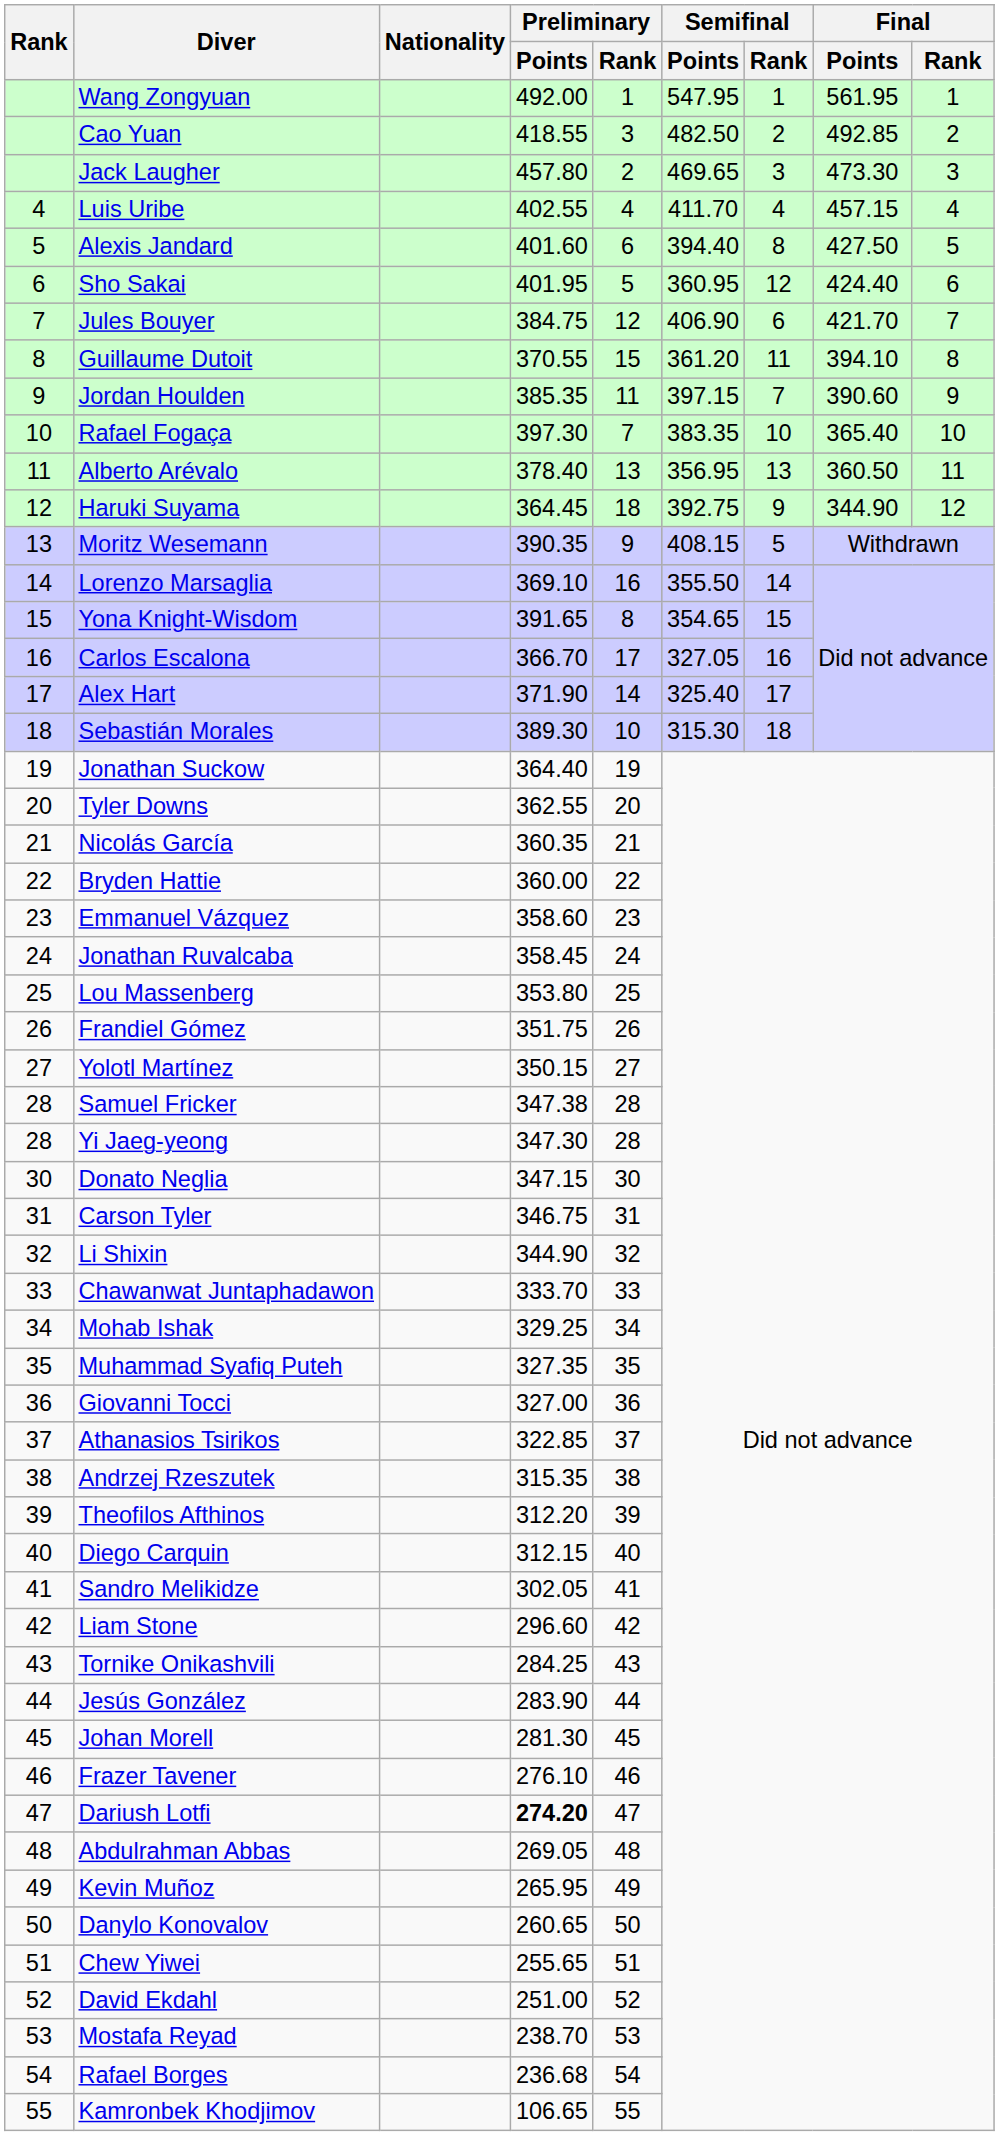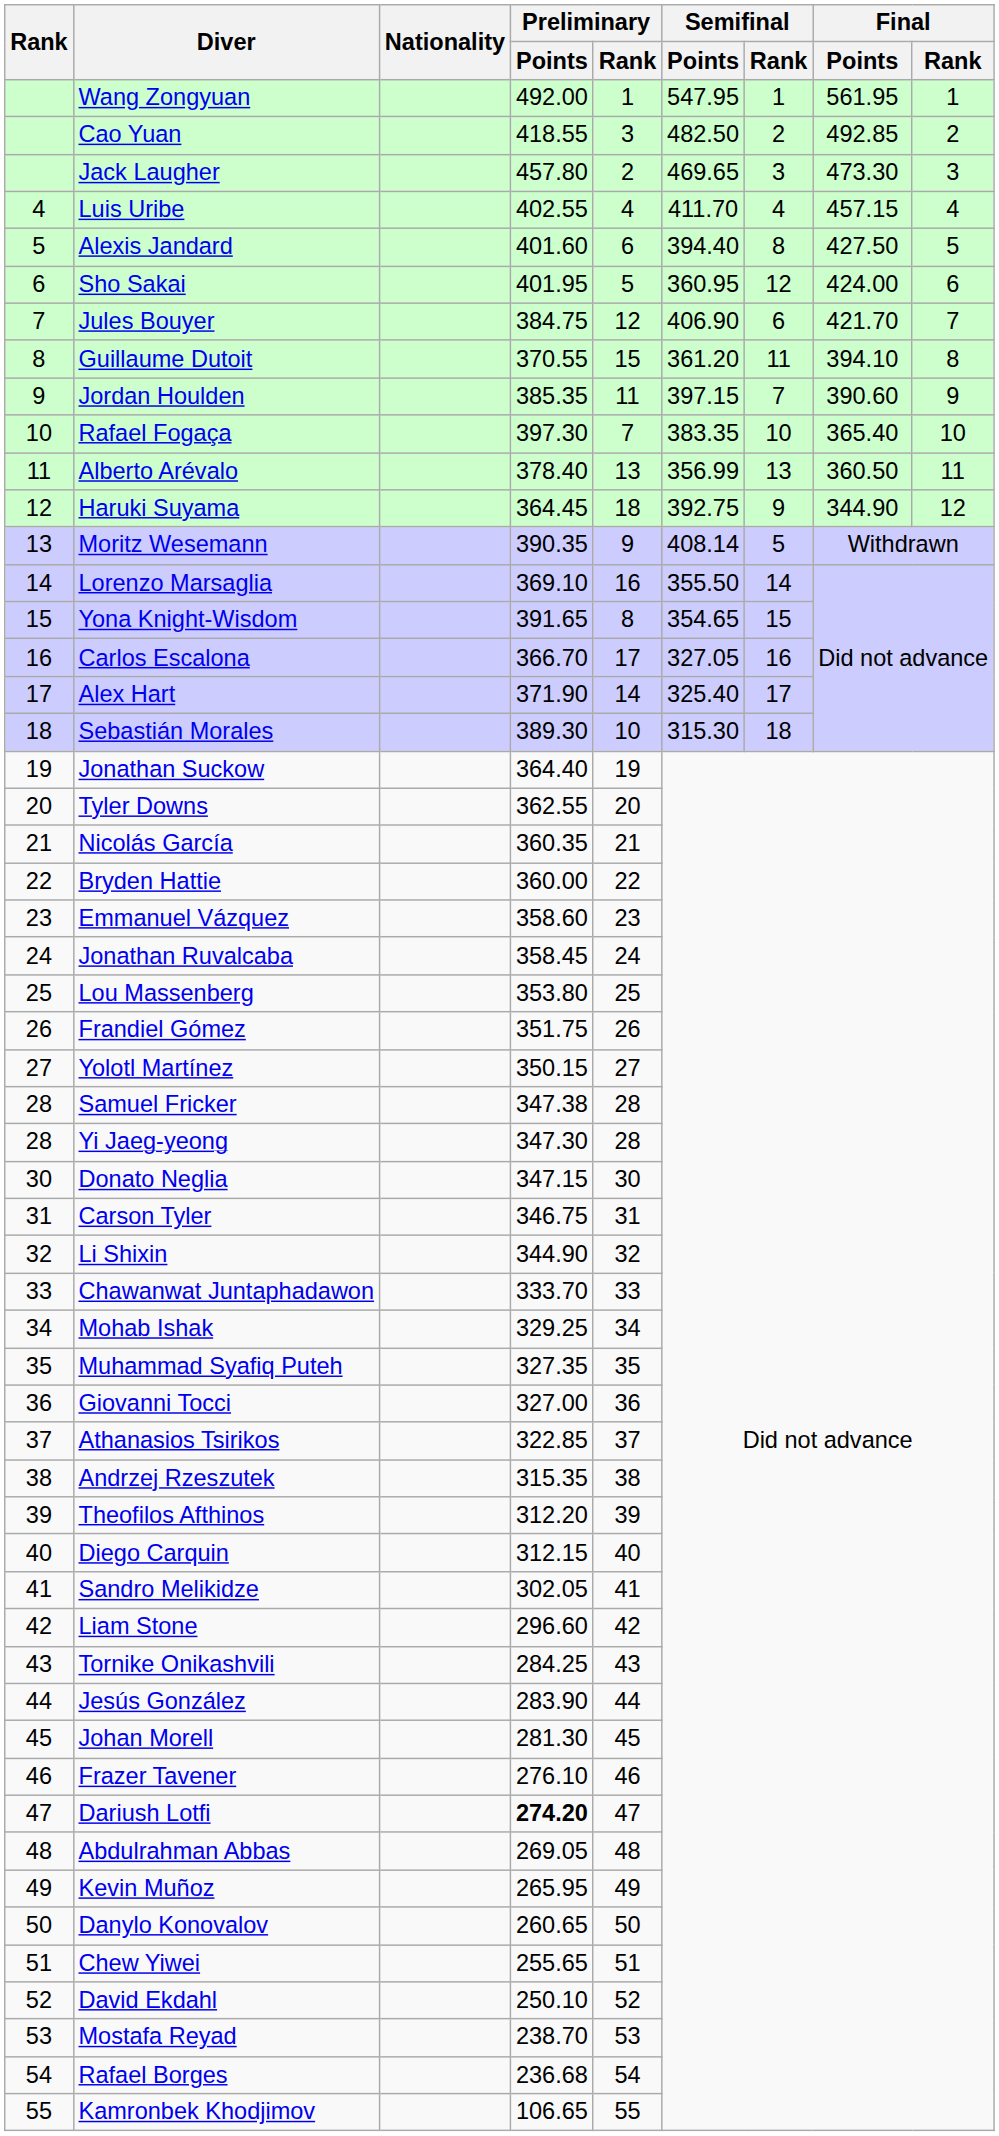(862, 284) 424.40 -> (862, 284) 424.00
(703, 470) 356.95 -> (703, 470) 356.99
(703, 545) 408.15 -> (703, 545) 408.14
(552, 2000) 251.00 -> (552, 2000) 250.10
